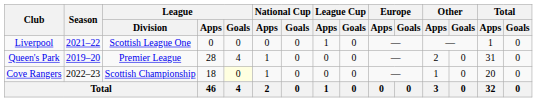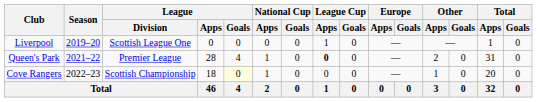(83, 43) 2021–22 -> (83, 43) 2019–20
(83, 58) 2019–20 -> (83, 58) 2021–22
(326, 58) normal -> (326, 58) bold
